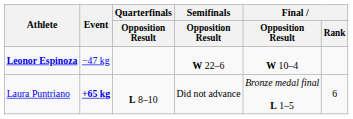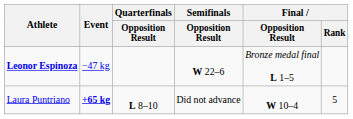(282, 66) W 10–4 -> (282, 66) Bronze medal final L 1–5
(282, 94) Bronze medal final L 1–5 -> (282, 106) W 10–4
(335, 94) 6 -> (335, 100) 5
